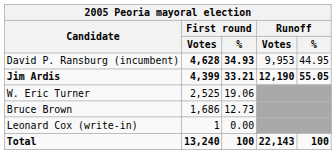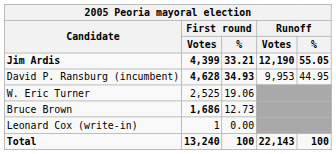rows swapped: (34, 77) <-> (93, 61)
(205, 109) normal -> (205, 109) bold
